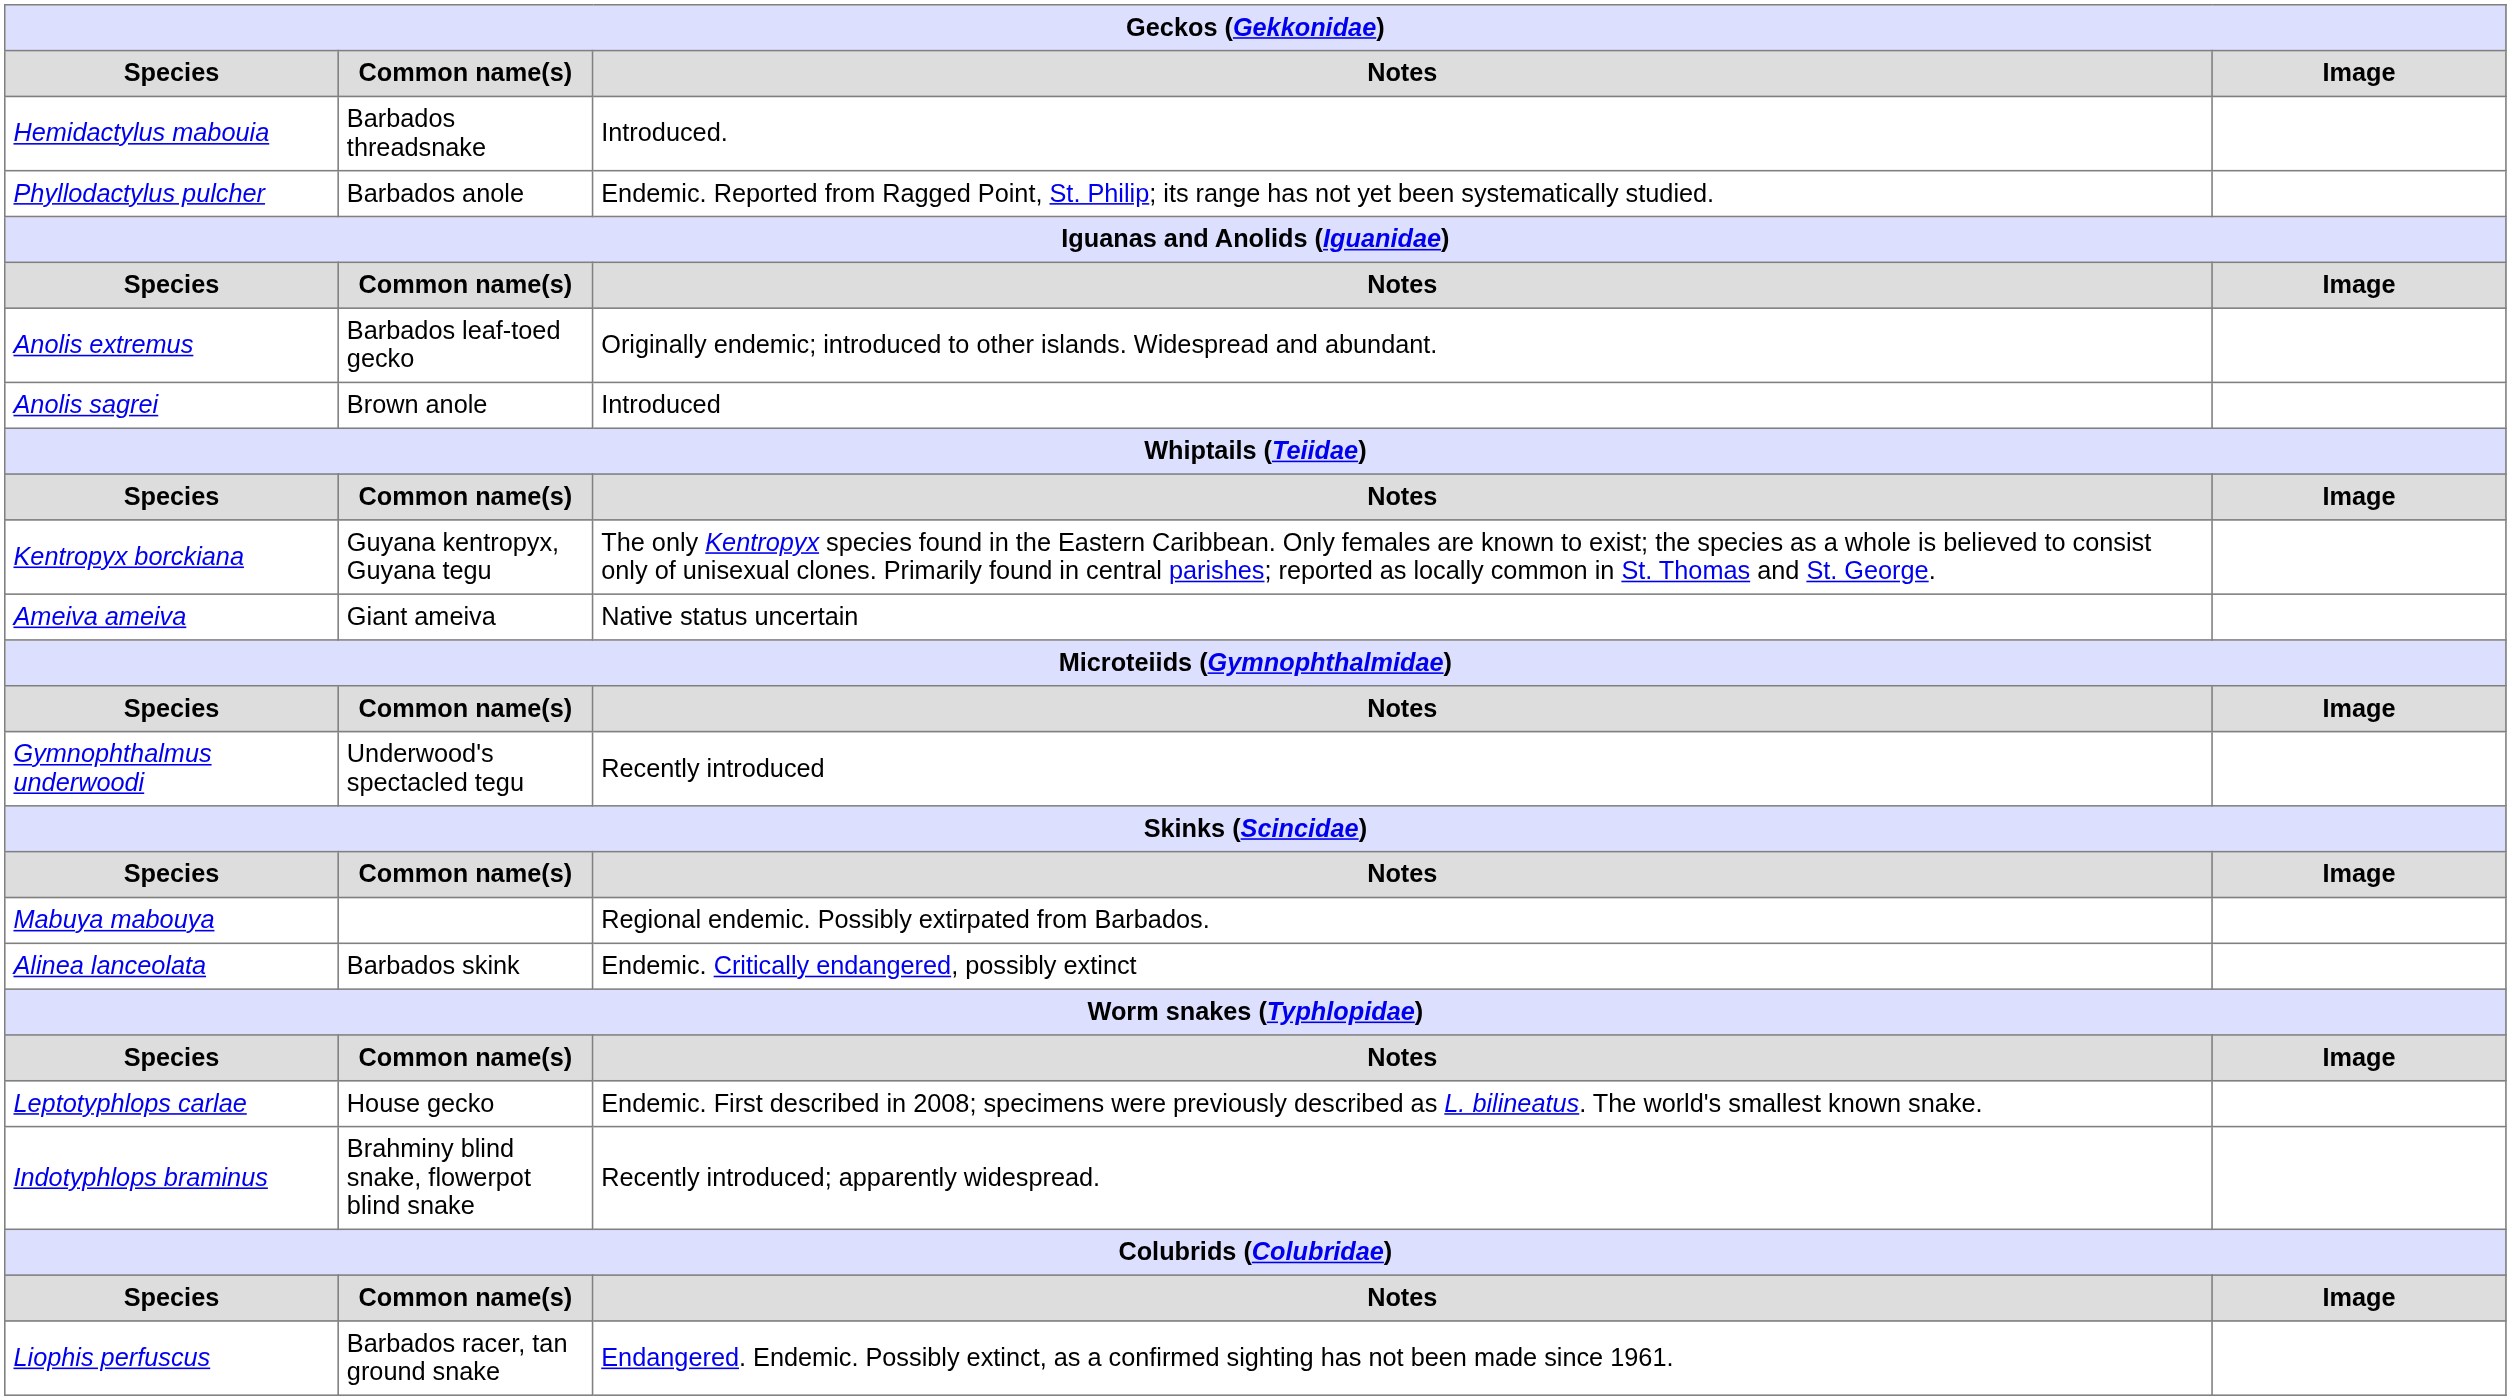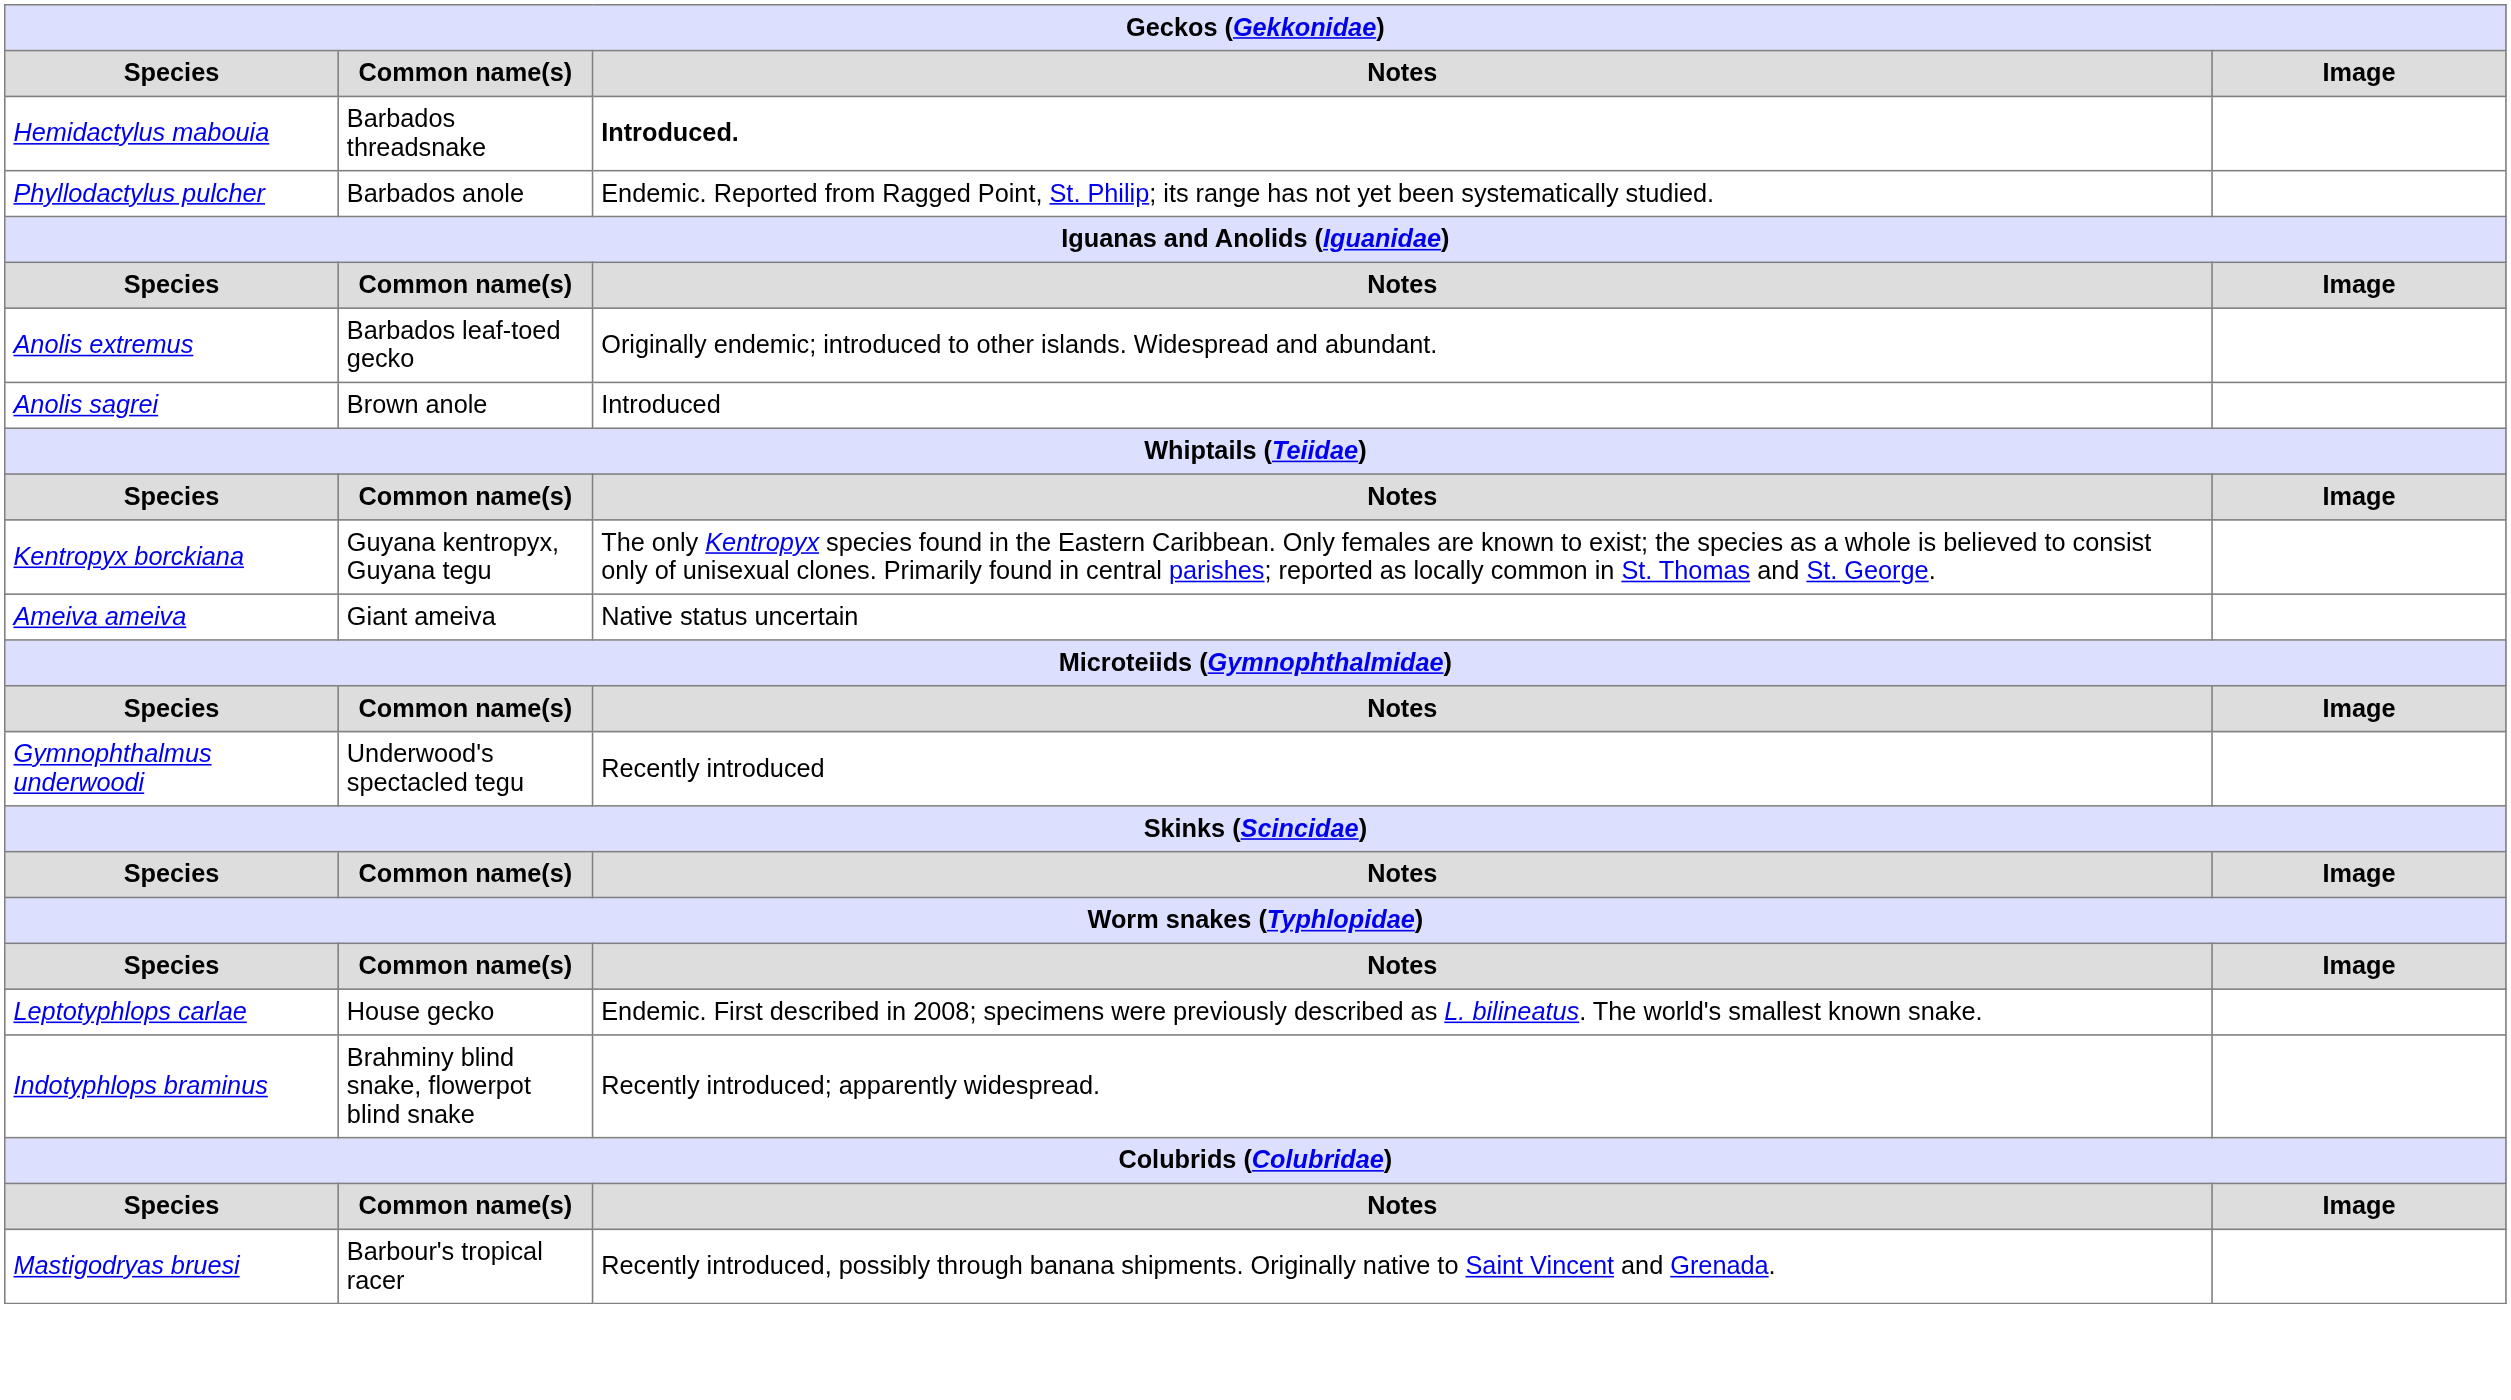(664, 133) normal -> (670, 133) bold
- row: (114, 920)
- row: (110, 965)
- row: (112, 1357)
+ row: (127, 1266)
